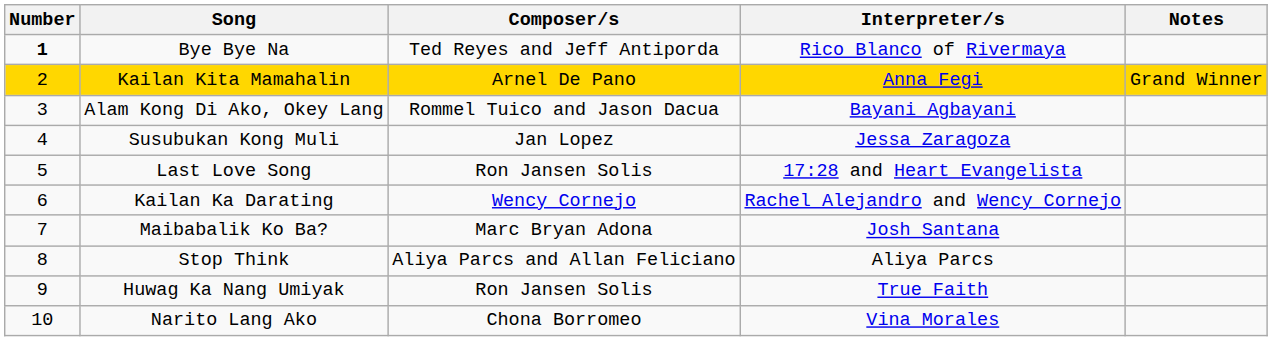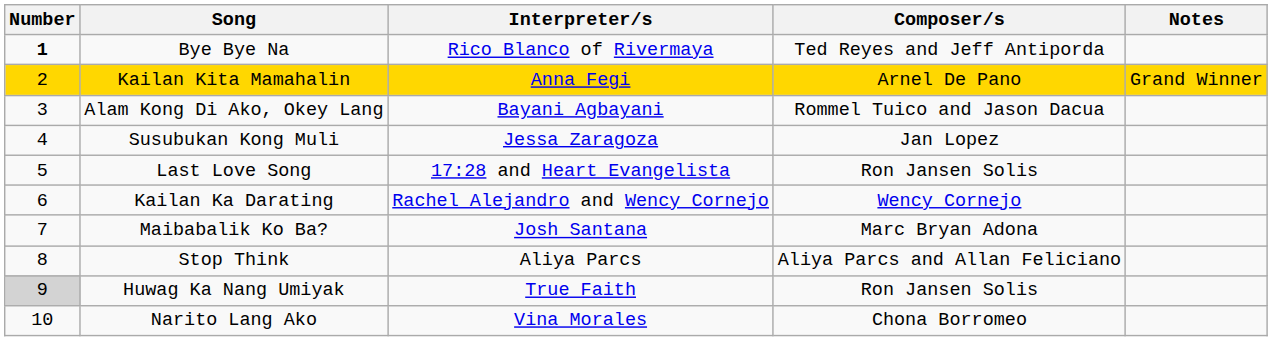columns swapped: (564, 20) <-> (933, 20)
(42, 291) no background -> (42, 291) lightgrey background
